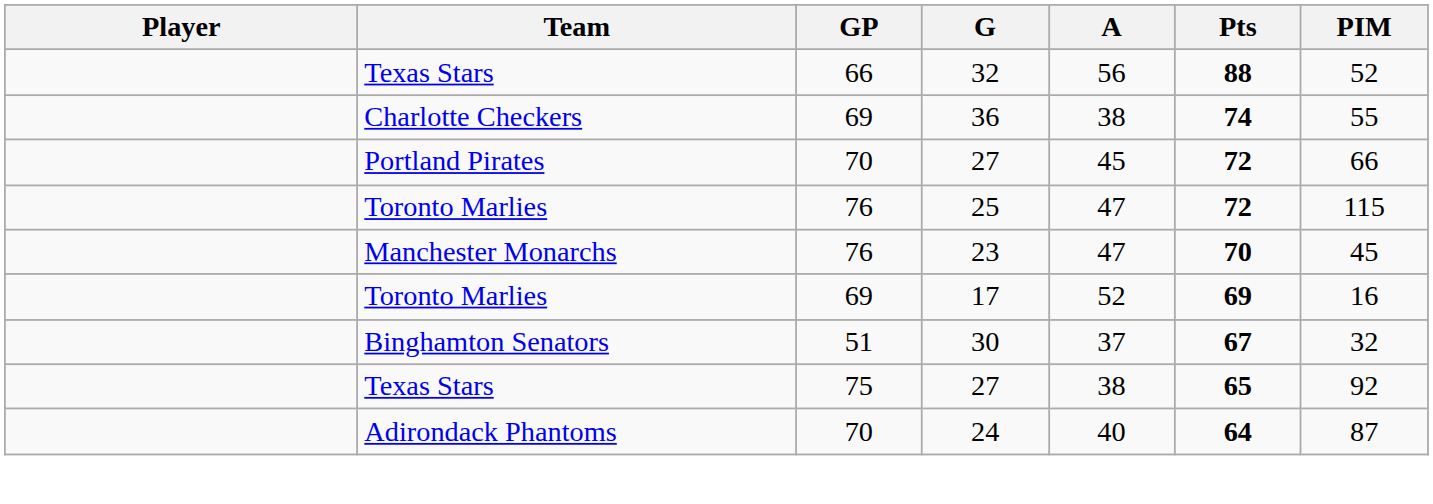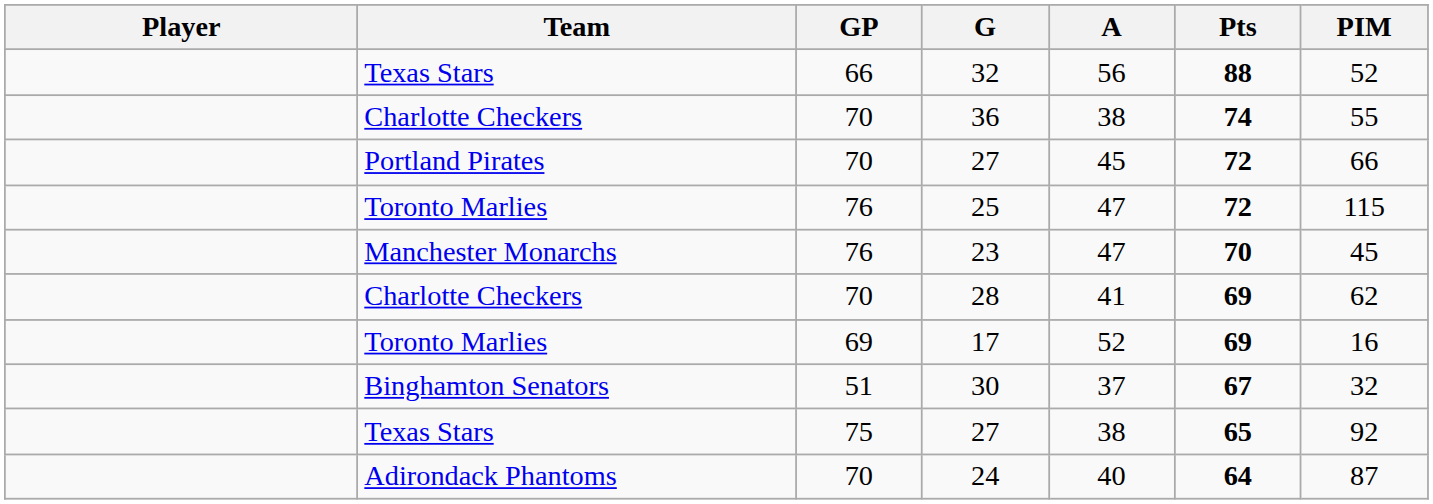(859, 116) 69 -> (859, 116) 70
+ row: (473, 296)
